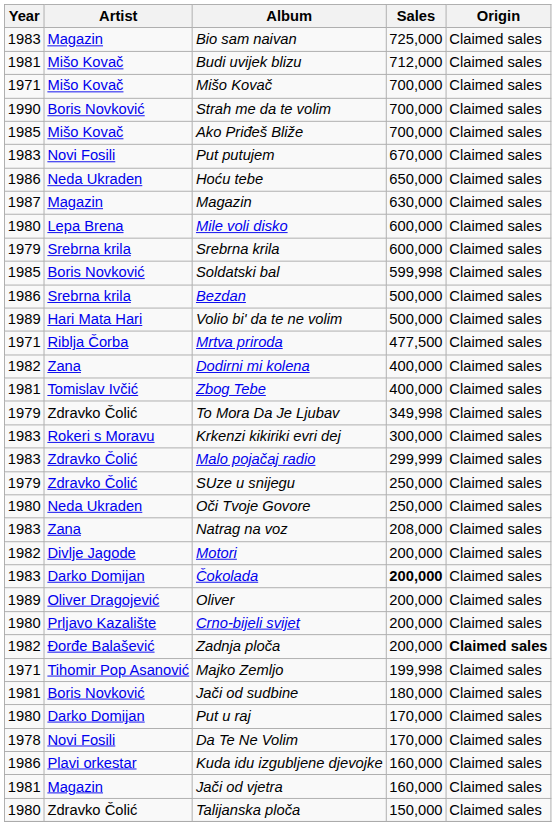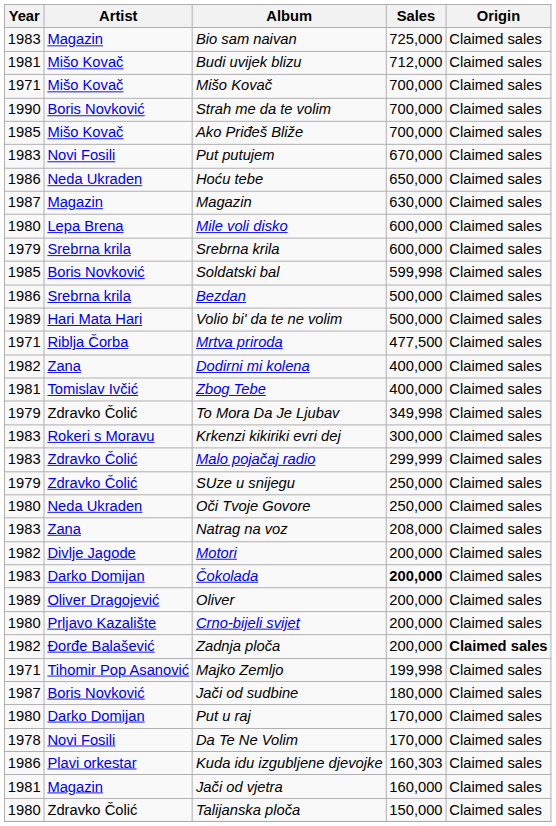(24, 693) 1981 -> (24, 693) 1987
(416, 763) 160,000 -> (416, 763) 160,303
